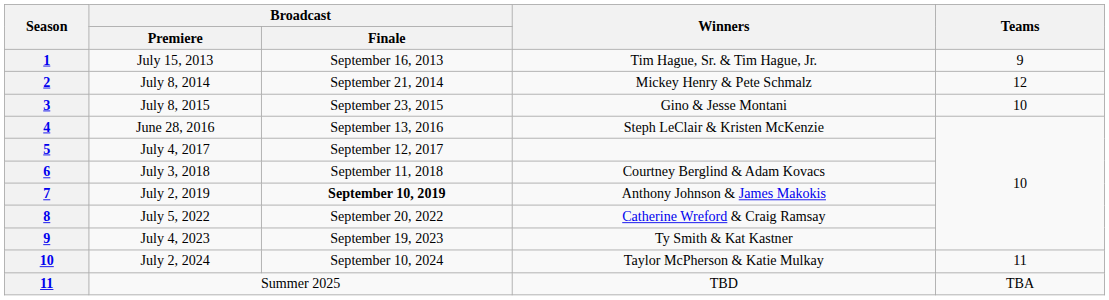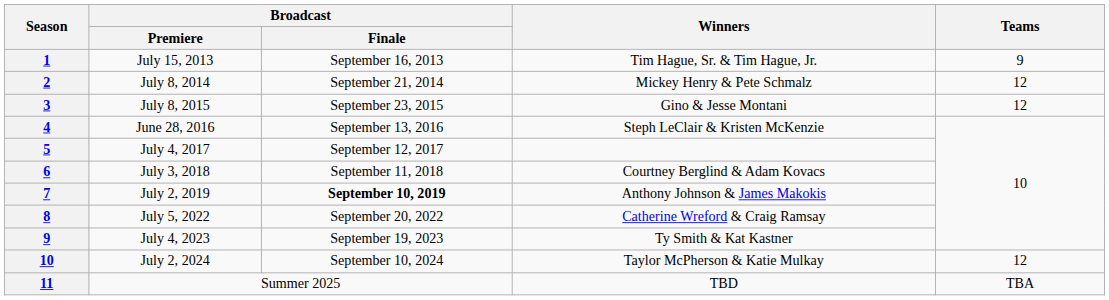(1020, 104) 10 -> (1020, 104) 12
(1020, 261) 11 -> (1020, 261) 12
